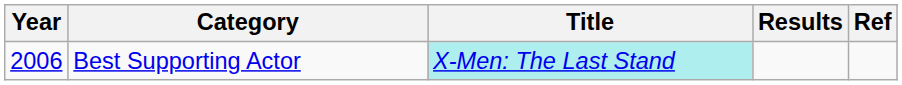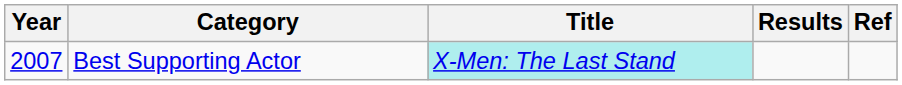(36, 60) 2006 -> (36, 60) 2007
